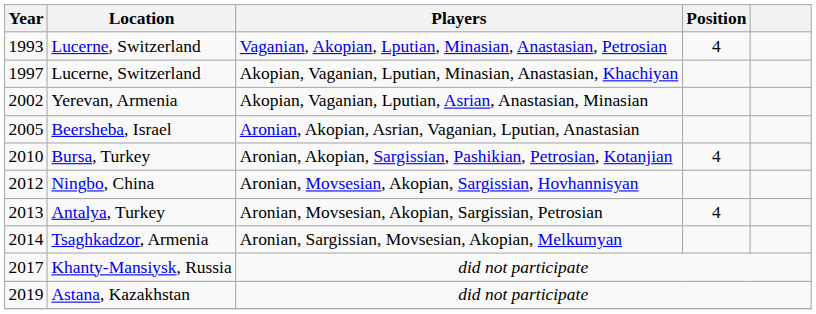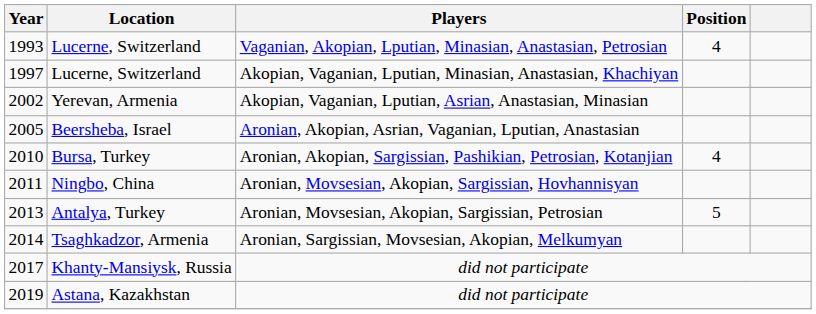(26, 184) 2012 -> (26, 184) 2011
(716, 211) 4 -> (716, 211) 5
